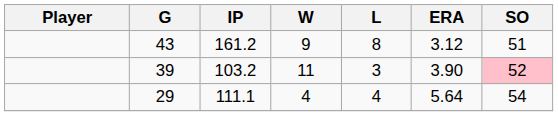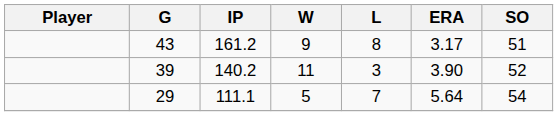(447, 44) 3.12 -> (447, 44) 3.17
(235, 70) 103.2 -> (235, 70) 140.2
(517, 70) pink background -> (517, 70) no background
(306, 96) 4 -> (306, 96) 5
(376, 96) 4 -> (376, 96) 7
